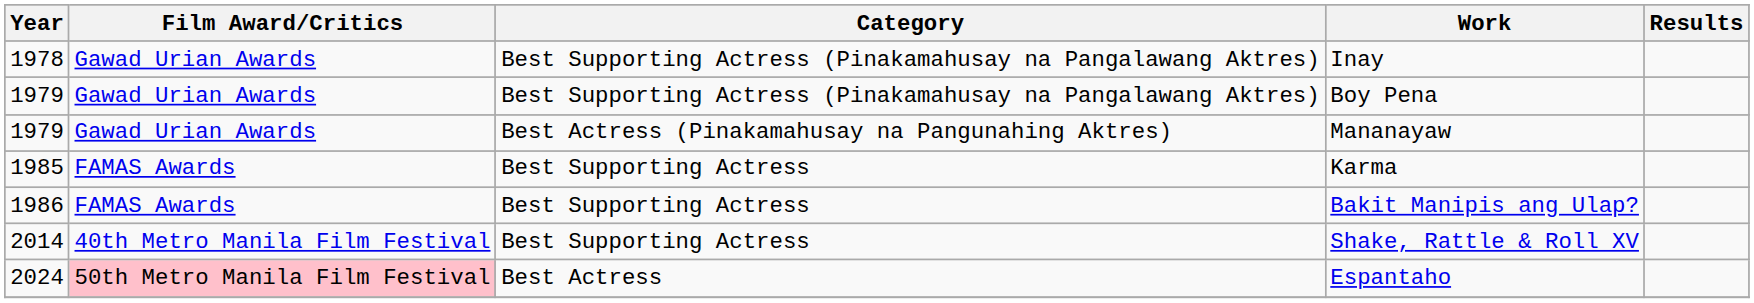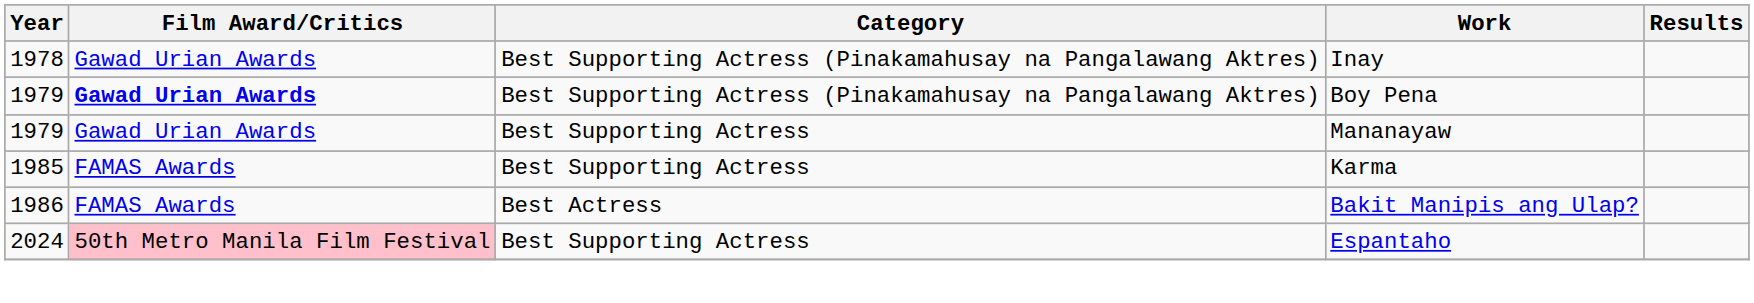(195, 96) normal -> (195, 96) bold
(837, 132) Best Actress (Pinakamahusay na Pangunahing Aktres) -> (655, 132) Best Supporting Actress
(655, 205) Best Supporting Actress -> (582, 205) Best Actress
- row: (1485, 242)
(582, 278) Best Actress -> (655, 242) Best Supporting Actress
